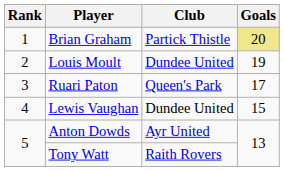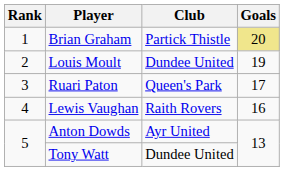(189, 108) Dundee United -> (183, 108) Raith Rovers
(258, 108) 15 -> (258, 108) 16
(183, 154) Raith Rovers -> (189, 154) Dundee United
